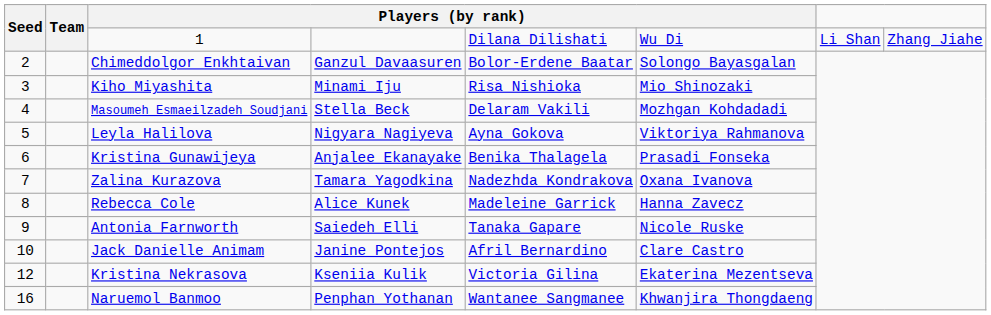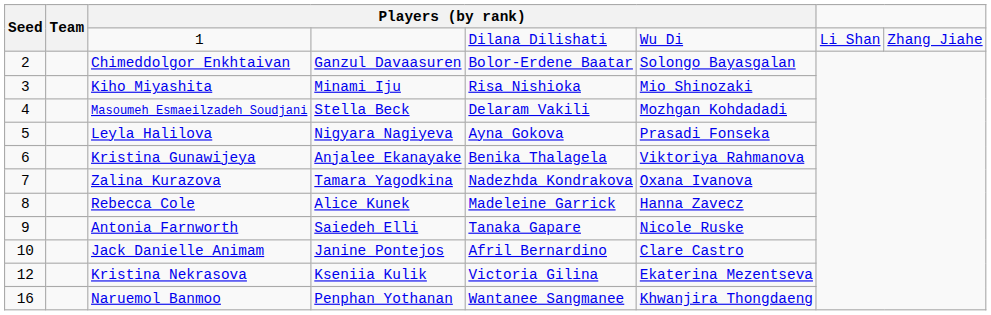(722, 134) Viktoriya Rahmanova -> (705, 134) Prasadi Fonseka
(705, 157) Prasadi Fonseka -> (722, 157) Viktoriya Rahmanova
